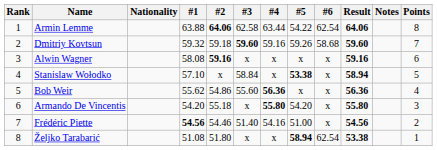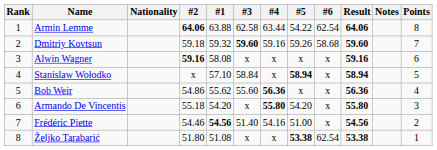columns swapped: (193, 12) <-> (220, 12)
(301, 75) 53.38 -> (301, 75) 58.94
(301, 138) 58.94 -> (301, 138) 53.38
